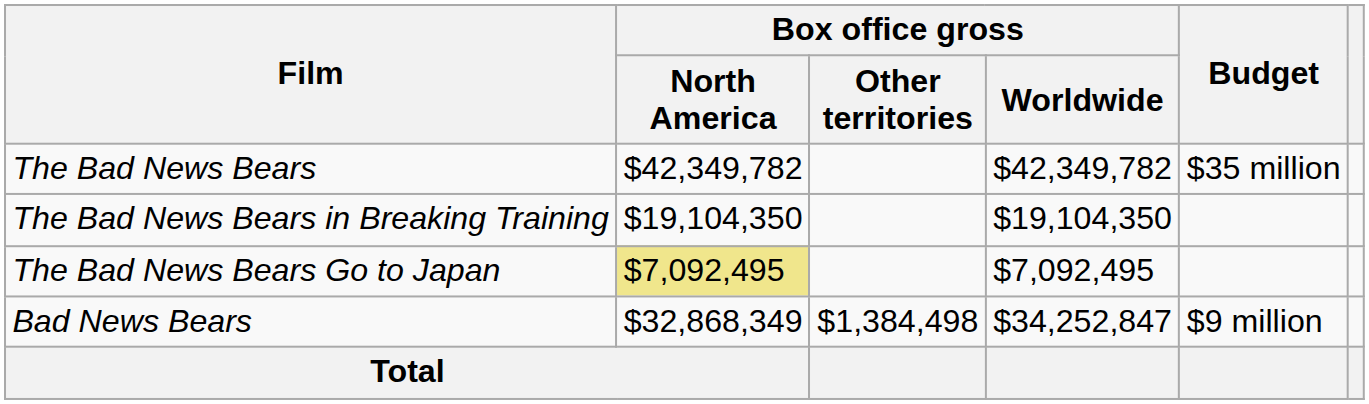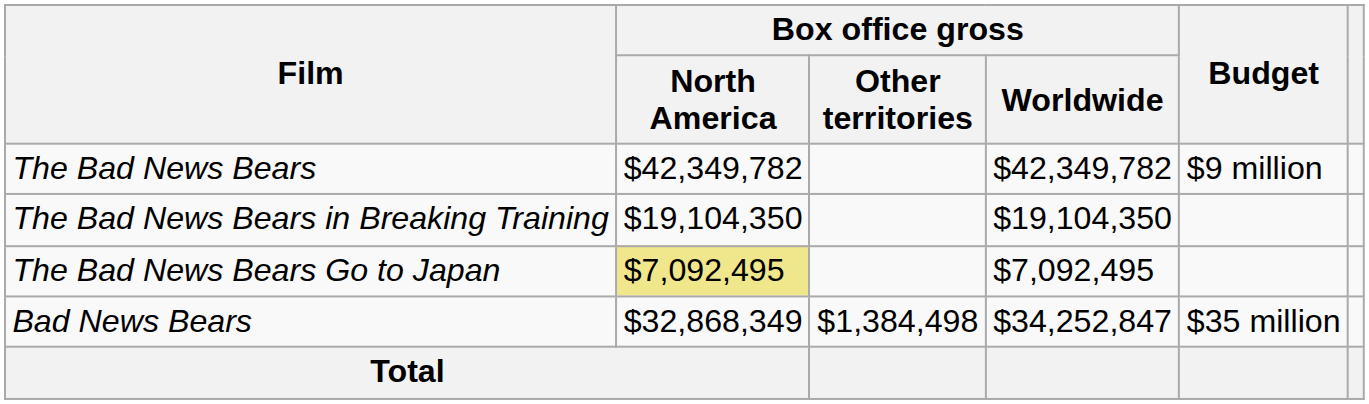(1264, 168) $35 million -> (1255, 168) $9 million
(1255, 321) $9 million -> (1264, 321) $35 million
